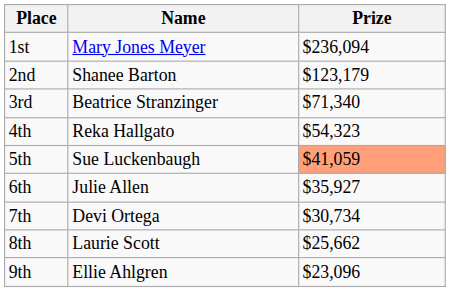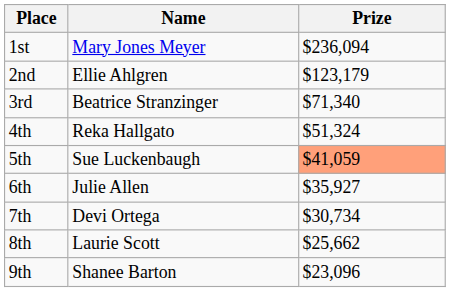(124, 74) Shanee Barton -> (120, 74) Ellie Ahlgren
(331, 131) $54,323 -> (331, 131) $51,324
(120, 272) Ellie Ahlgren -> (124, 272) Shanee Barton
